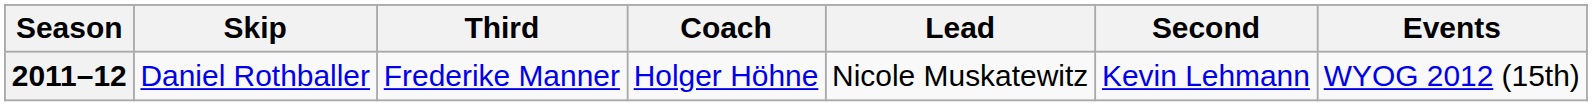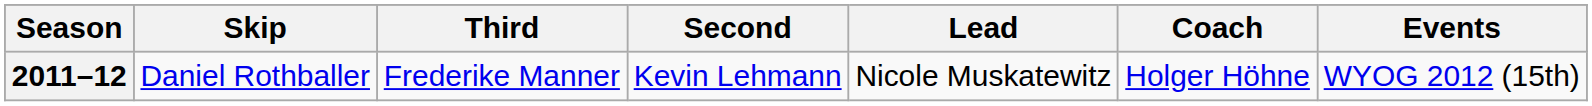columns swapped: (1206, 28) <-> (726, 28)
